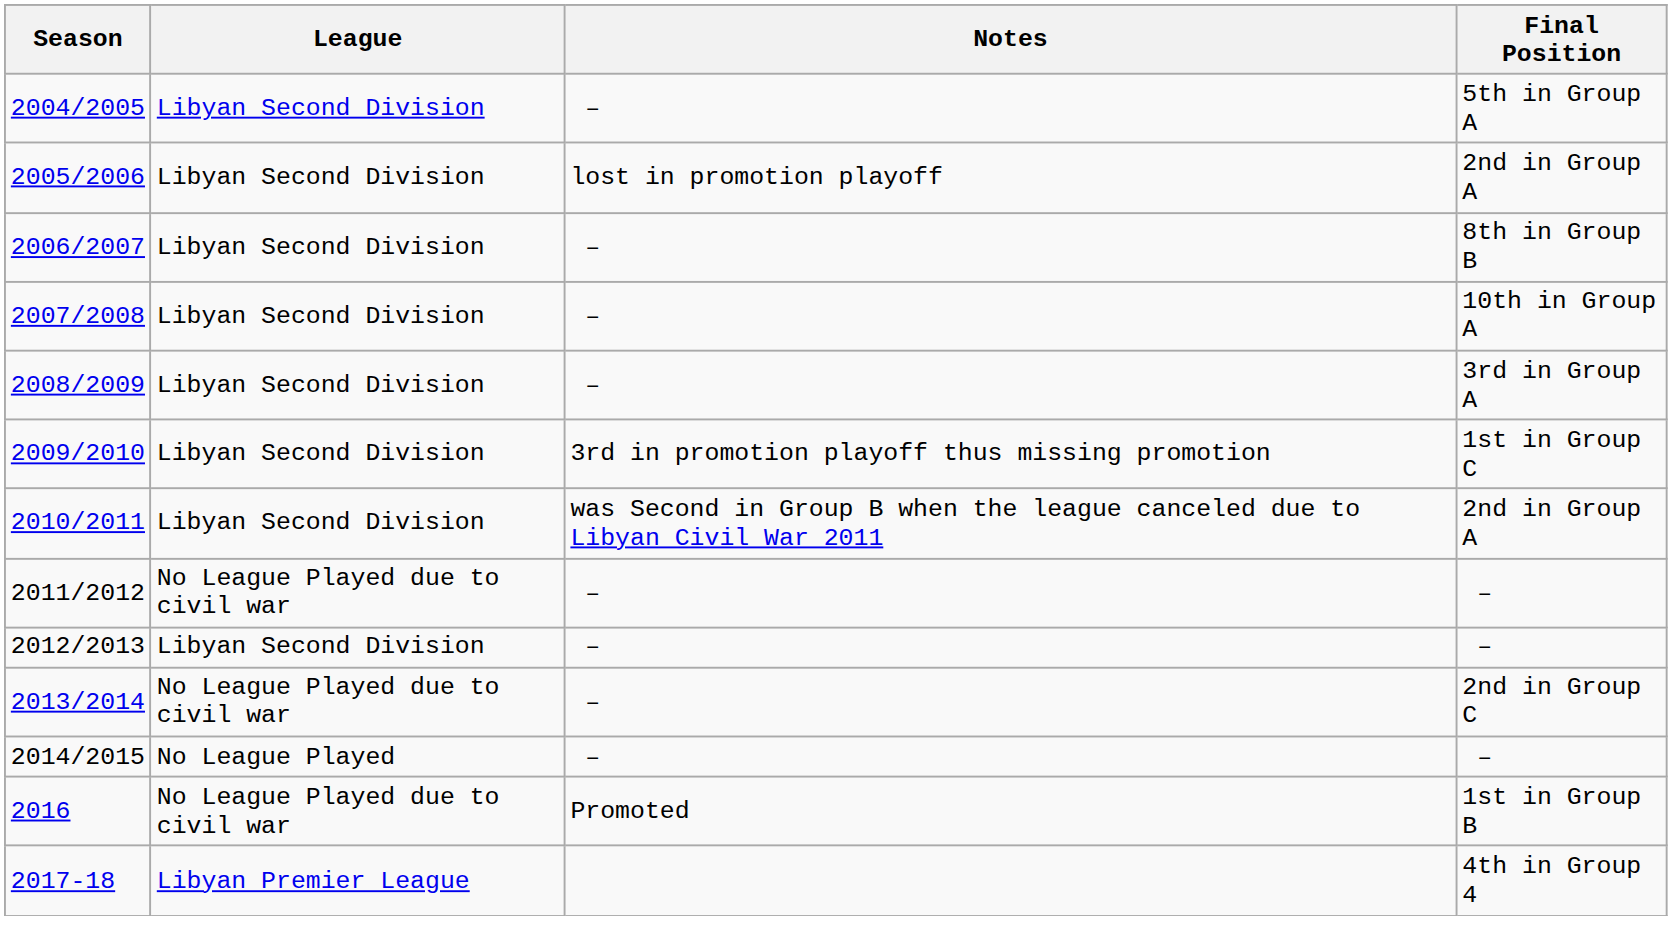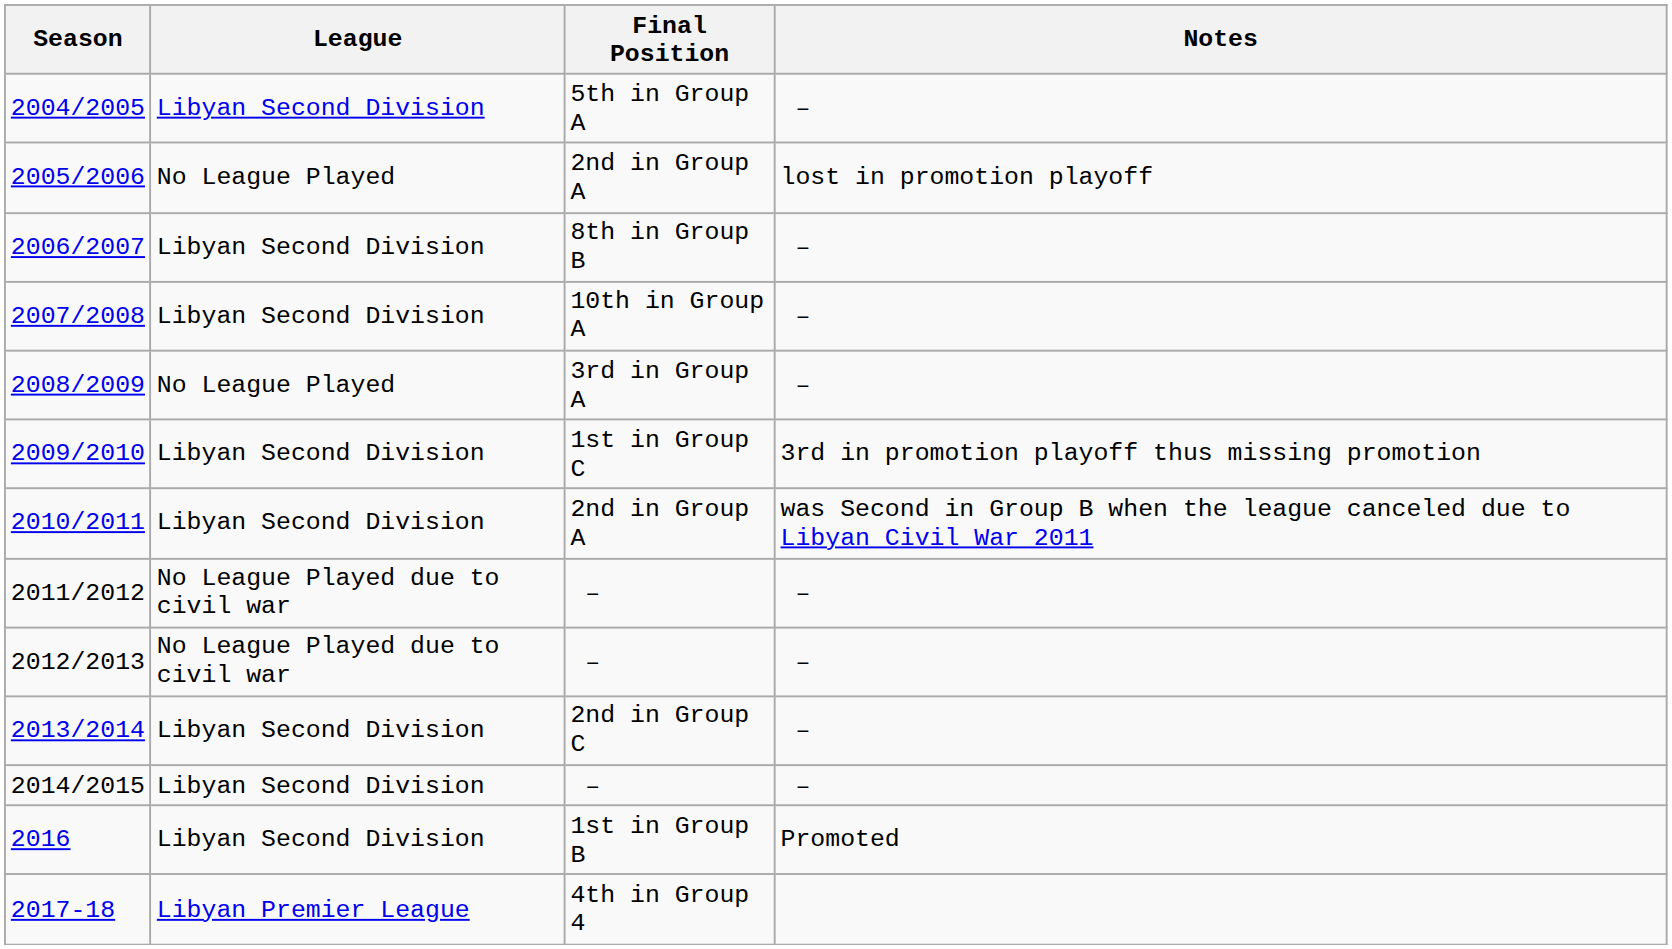columns swapped: (1562, 40) <-> (1010, 40)
(321, 178) Libyan Second Division -> (276, 178) No League Played
(321, 385) Libyan Second Division -> (276, 385) No League Played
(321, 647) Libyan Second Division -> (328, 662) No League Played due to civil war
(328, 702) No League Played due to civil war -> (321, 731) Libyan Second Division
(276, 757) No League Played -> (321, 785) Libyan Second Division
(328, 812) No League Played due to civil war -> (321, 840) Libyan Second Division
